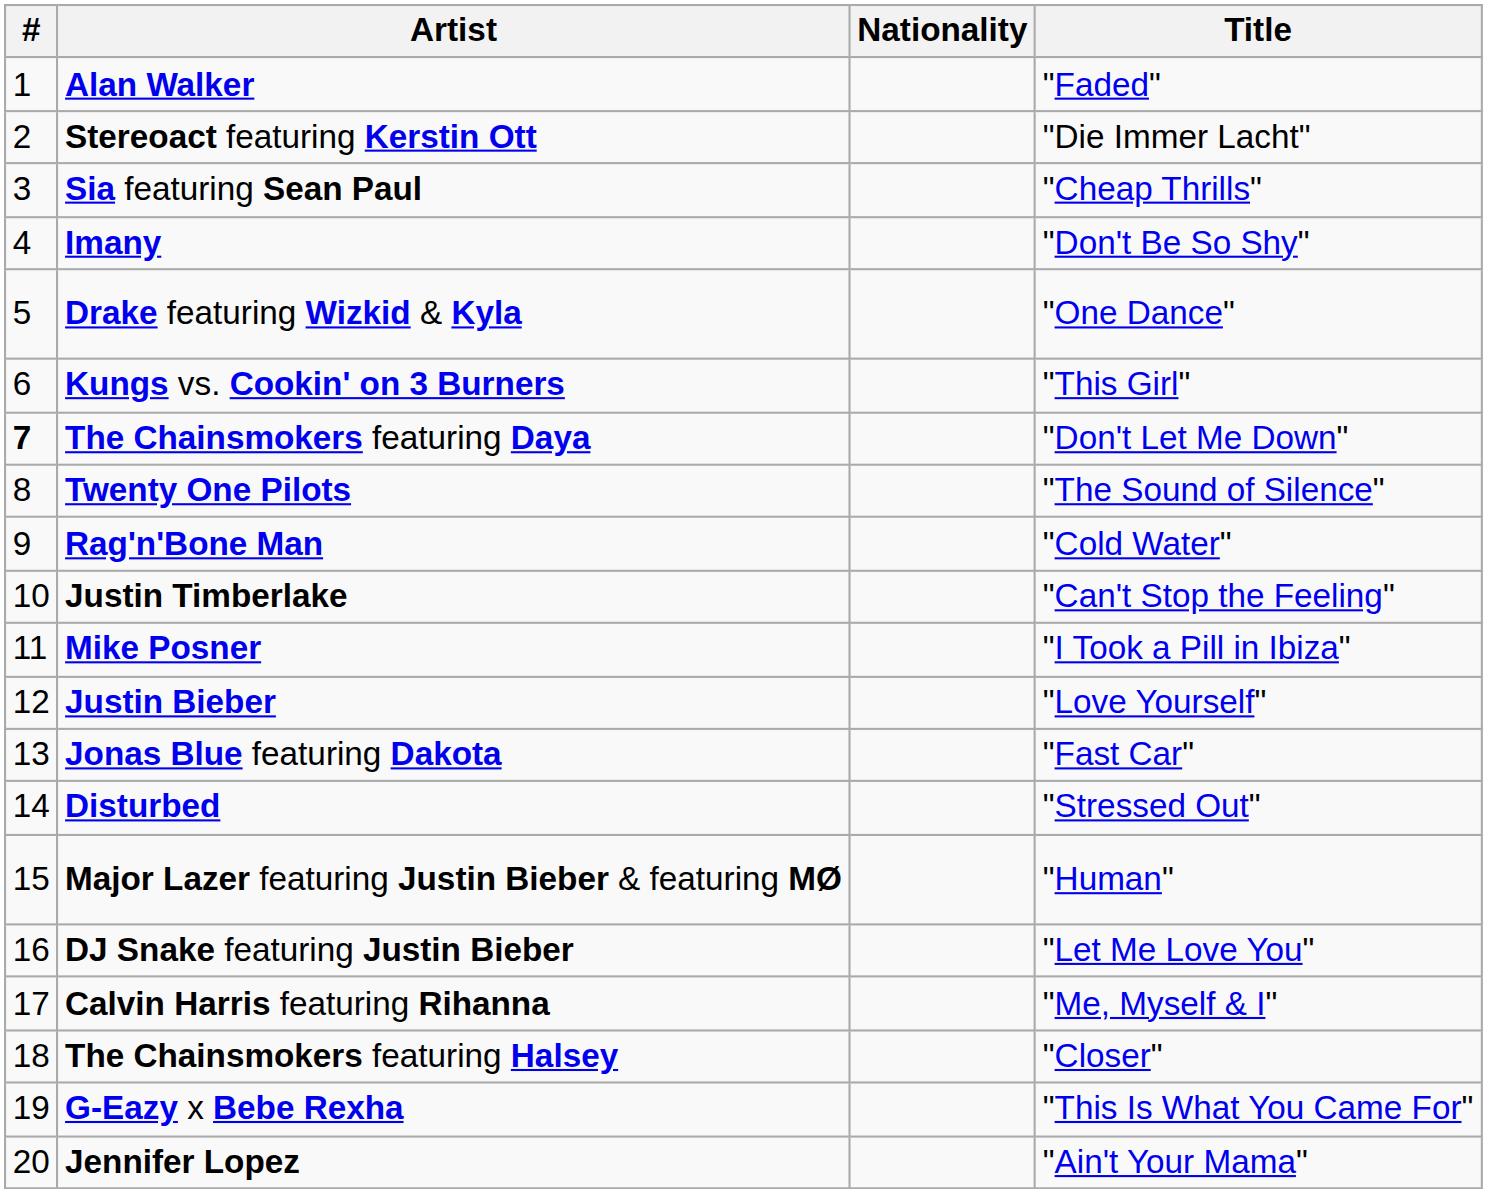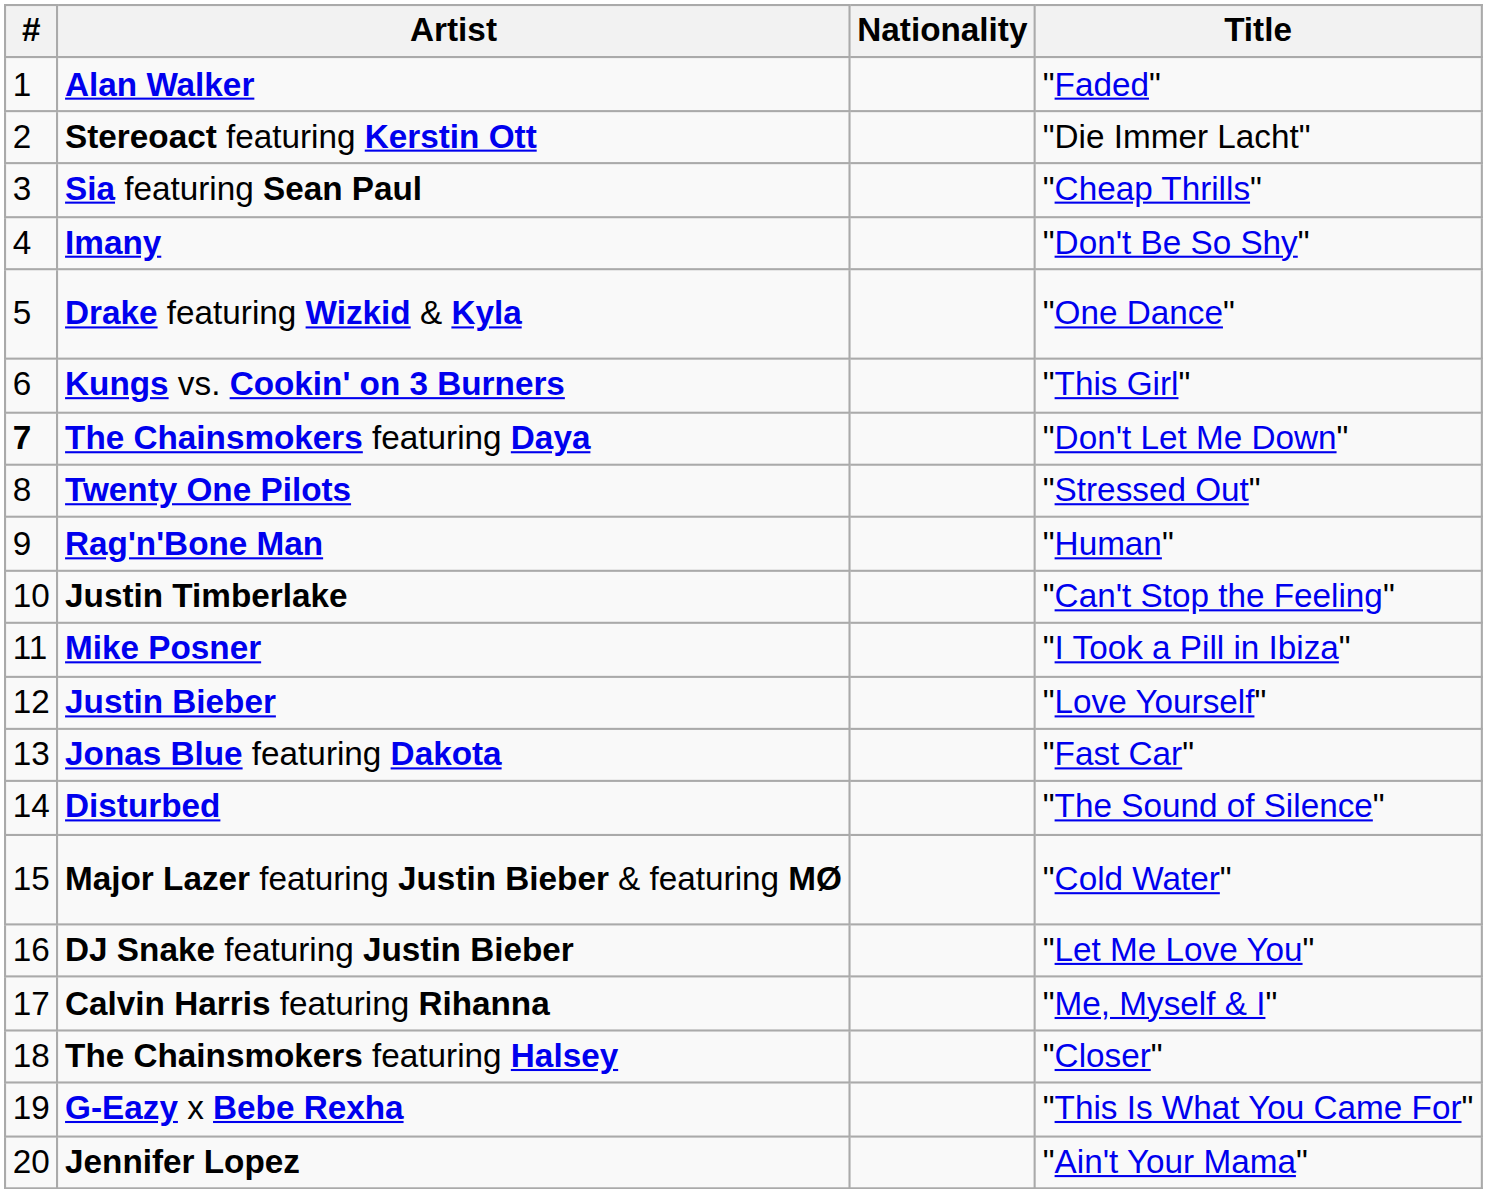(1214, 490) "The Sound of Silence" -> (1152, 490) "Stressed Out"
(1137, 543) "Cold Water" -> (1108, 543) "Human"
(1152, 807) "Stressed Out" -> (1214, 807) "The Sound of Silence"
(1108, 878) "Human" -> (1137, 878) "Cold Water"
